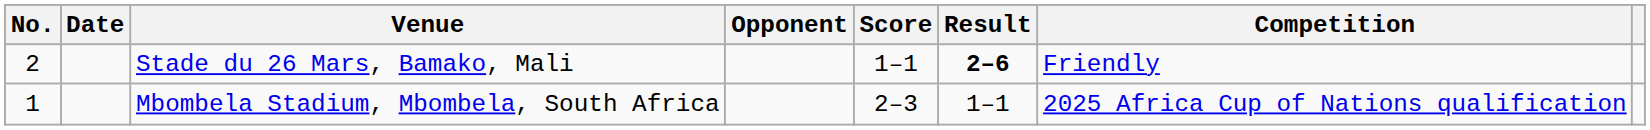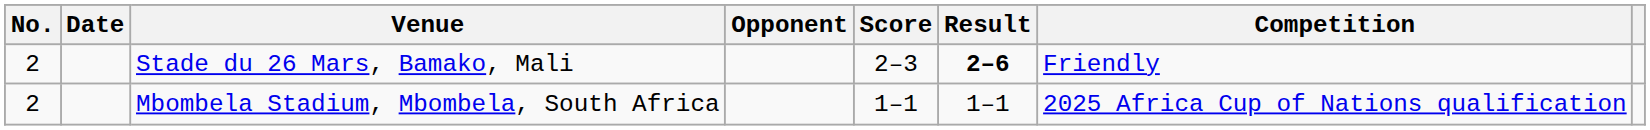(896, 64) 1–1 -> (896, 64) 2–3
(33, 104) 1 -> (33, 104) 2
(896, 104) 2–3 -> (896, 104) 1–1
